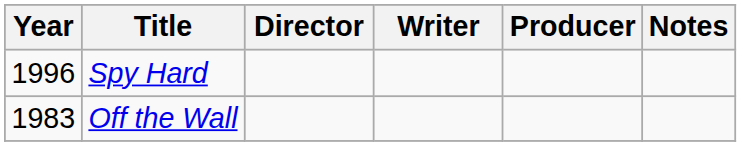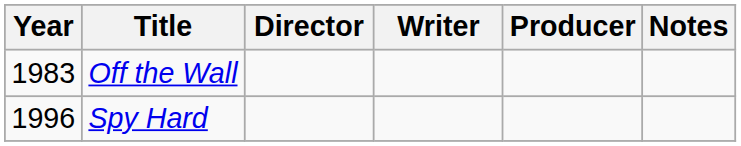rows swapped: (163, 118) <-> (148, 72)
